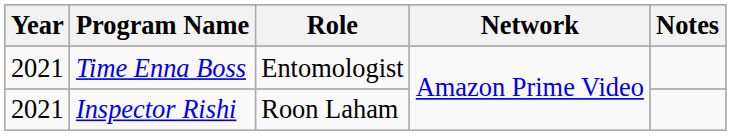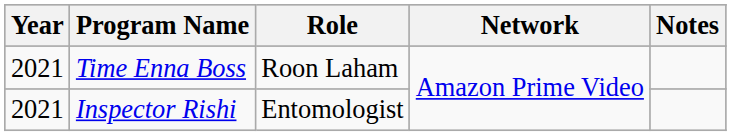(332, 67) Entomologist -> (330, 67) Roon Laham
(330, 109) Roon Laham -> (332, 109) Entomologist
